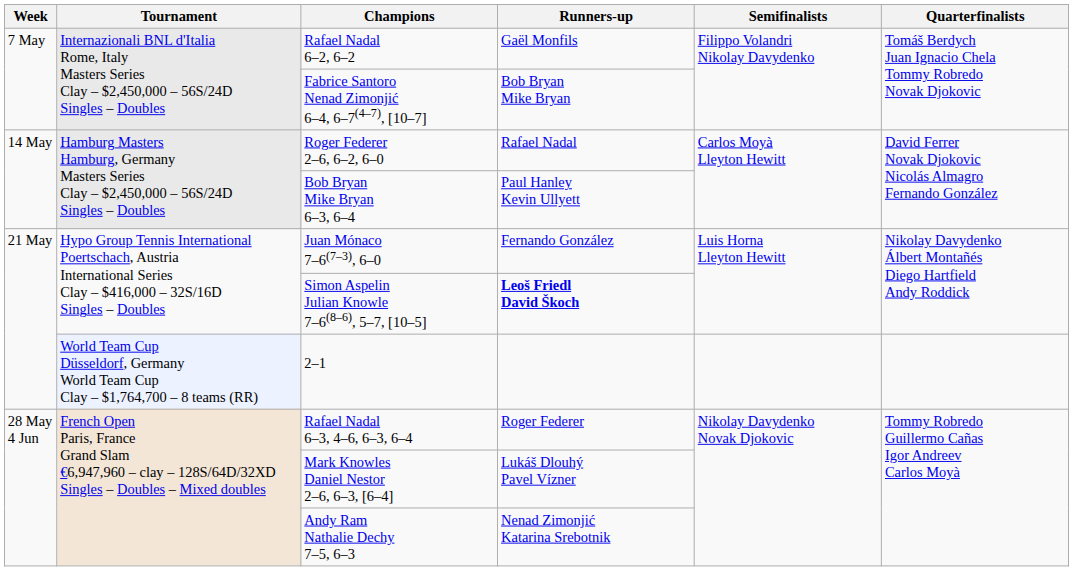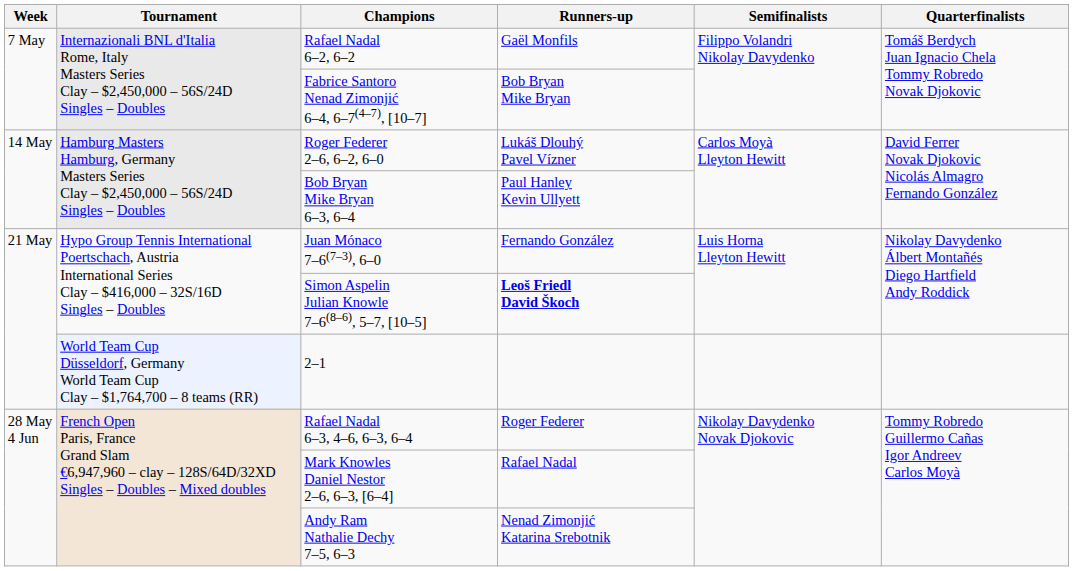(539, 142) Rafael Nadal -> (542, 150) Lukáš Dlouhý Pavel Vízner
(542, 470) Lukáš Dlouhý Pavel Vízner -> (539, 461) Rafael Nadal
